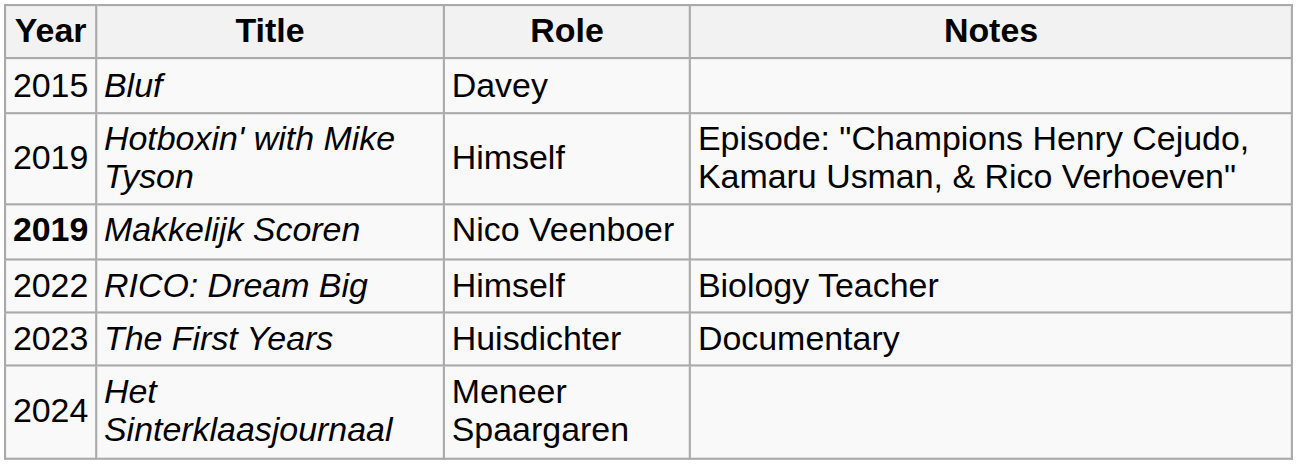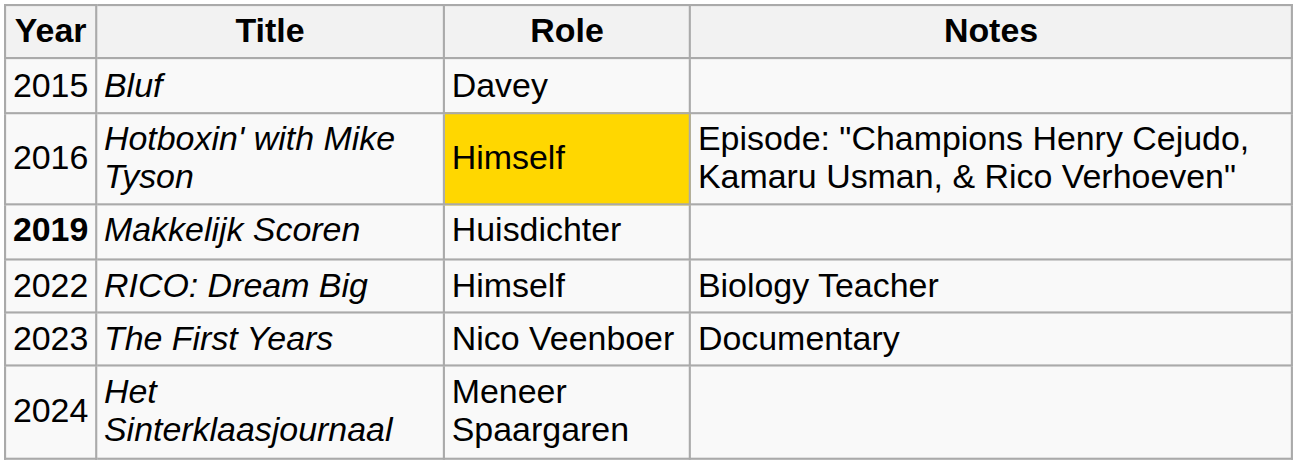(51, 158) 2019 -> (51, 158) 2016
(508, 158) no background -> (508, 158) gold background
(563, 230) Nico Veenboer -> (537, 230) Huisdichter
(537, 338) Huisdichter -> (563, 338) Nico Veenboer
